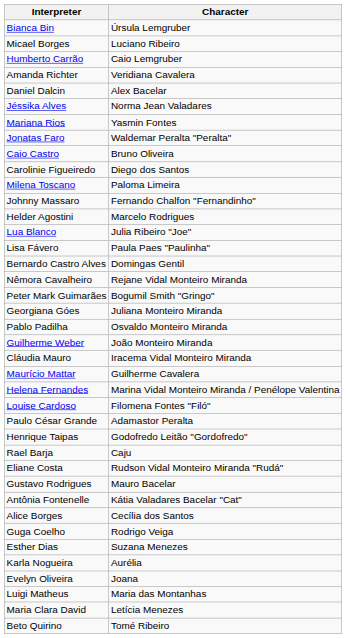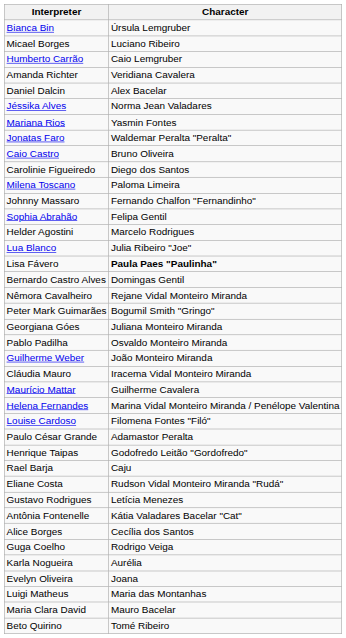+ row: (42, 216)
(161, 248) normal -> (164, 264) bold
(143, 484) Mauro Bacelar -> (147, 500) Letícia Menezes
- row: (32, 547)
(147, 610) Letícia Menezes -> (143, 610) Mauro Bacelar
